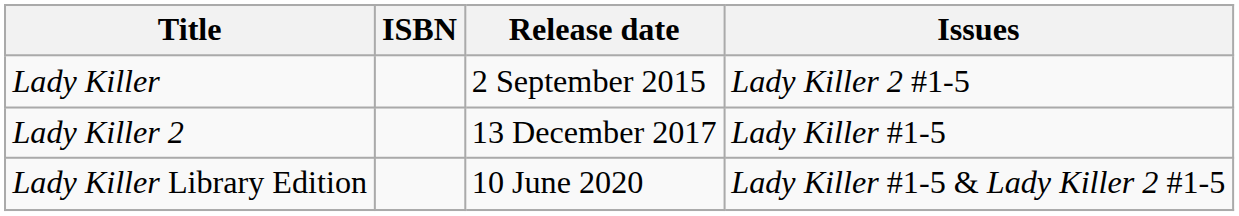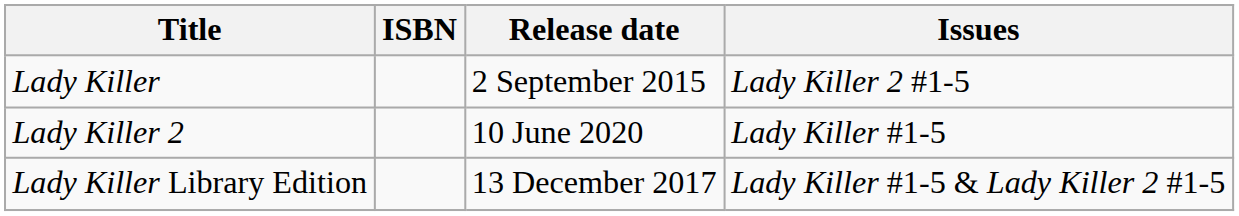(594, 132) 13 December 2017 -> (558, 132) 10 June 2020
(558, 183) 10 June 2020 -> (594, 183) 13 December 2017
